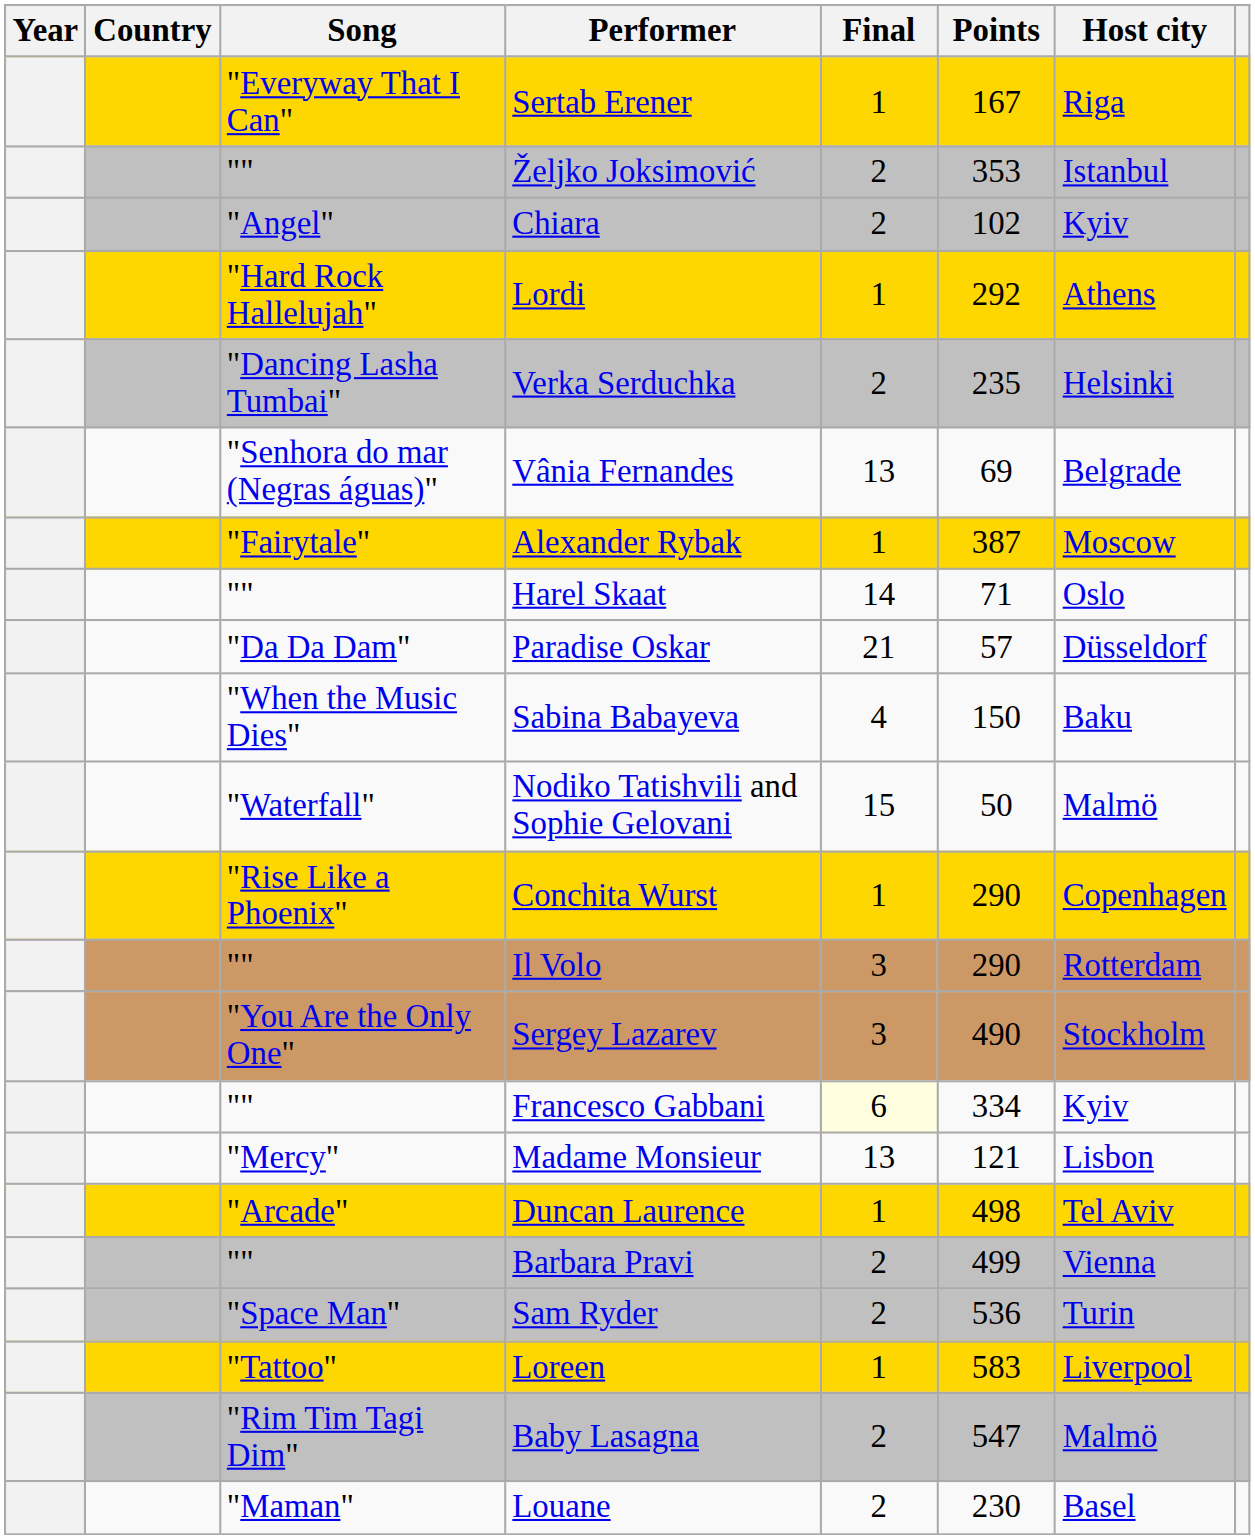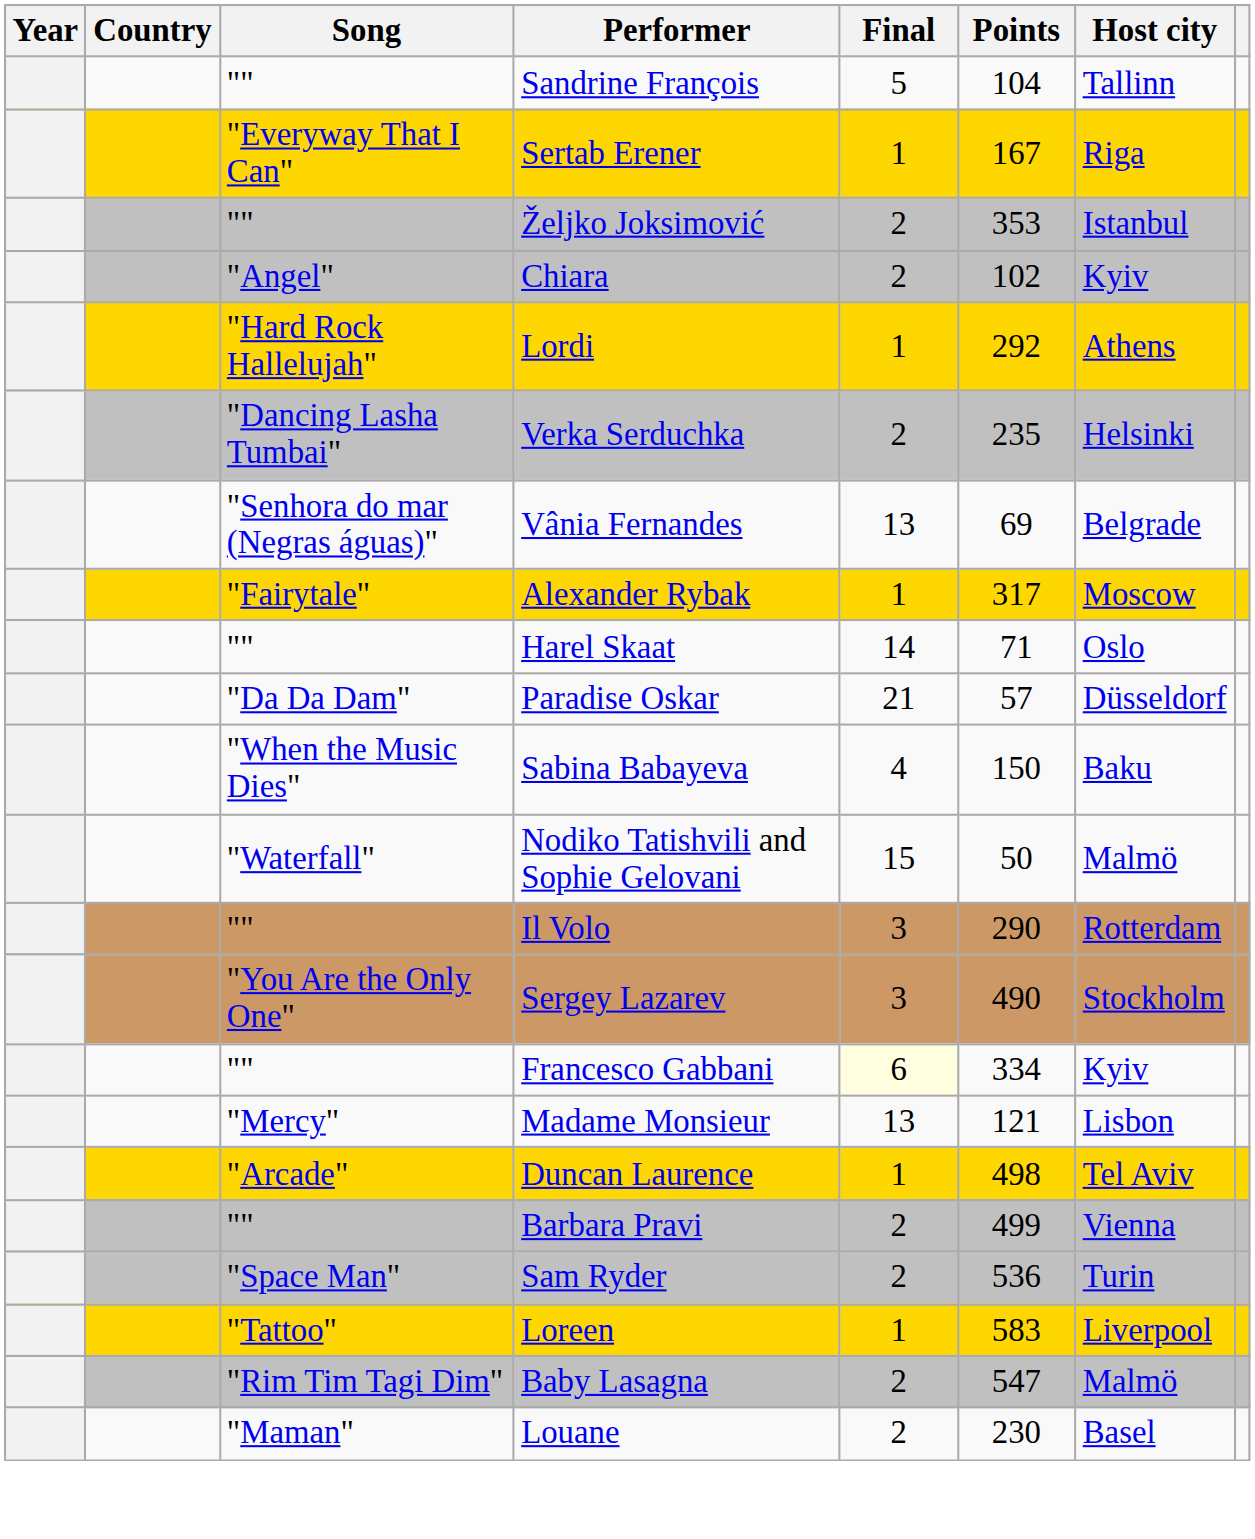+ row: (640, 82)
(996, 542) 387 -> (1016, 594) 317
- row: (615, 894)
